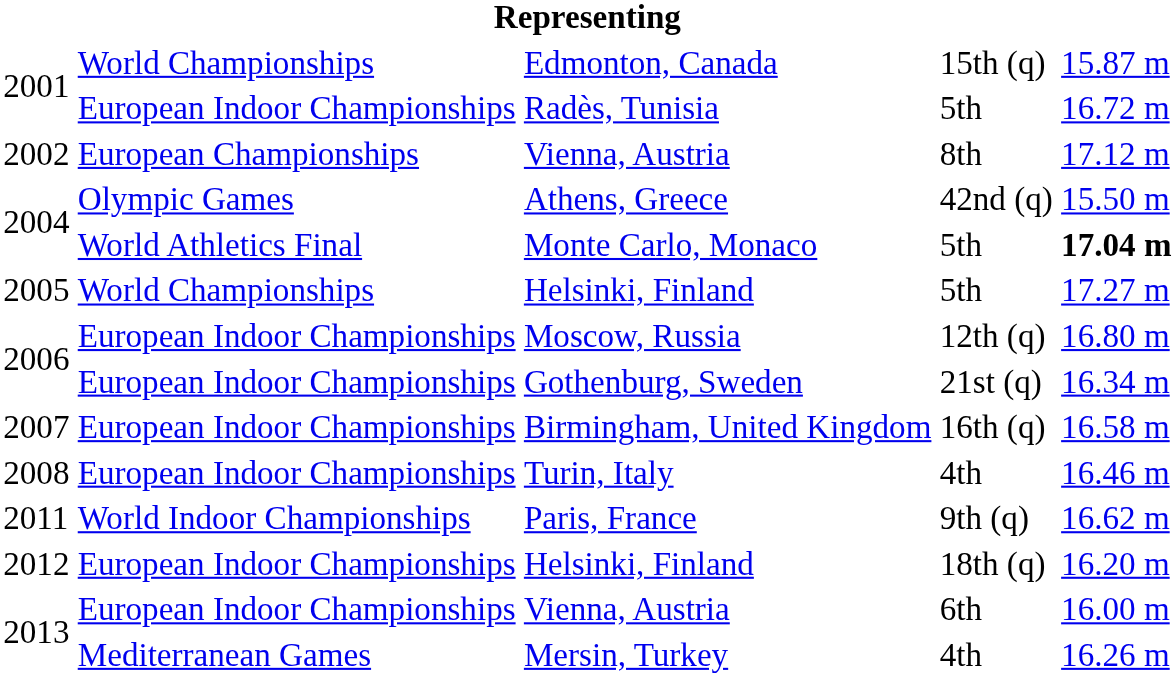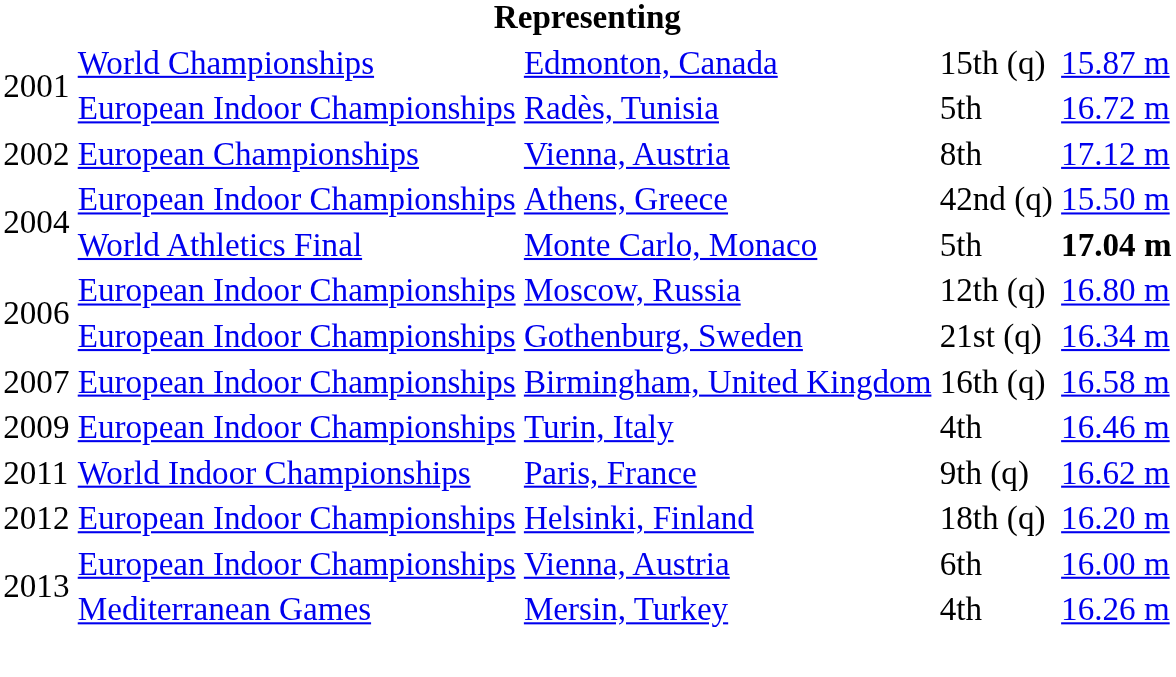(186, 199) Olympic Games -> (297, 199) European Indoor Championships
- row: (639, 290)
(36, 472) 2008 -> (36, 427) 2009
